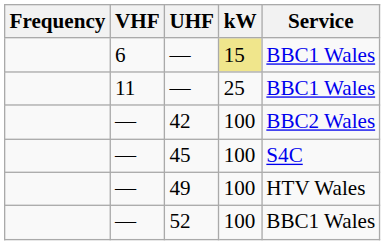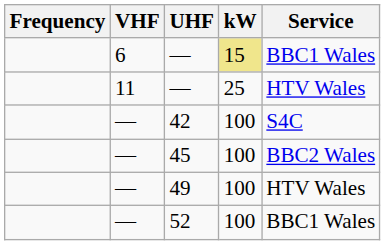(321, 88) BBC1 Wales -> (316, 88) HTV Wales
(321, 121) BBC2 Wales -> (285, 121) S4C
(285, 155) S4C -> (321, 155) BBC2 Wales
